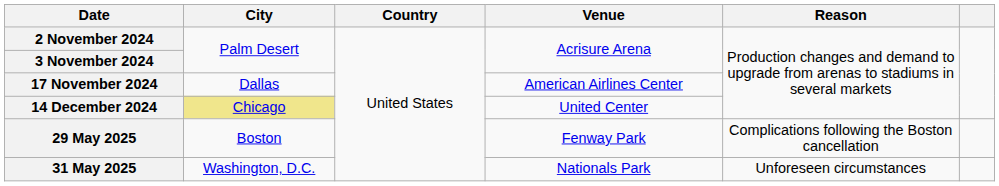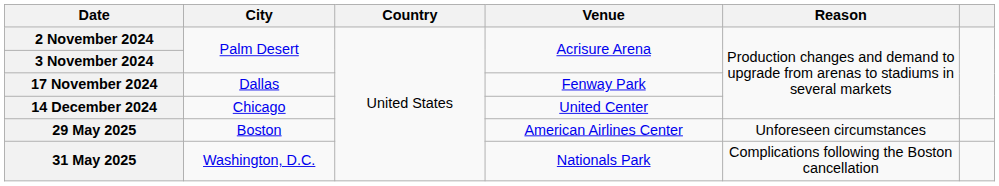(604, 84) American Airlines Center -> (604, 84) Fenway Park
(259, 107) khaki background -> (259, 107) no background
(604, 138) Fenway Park -> (604, 130) American Airlines Center
(841, 138) Complications following the Boston cancellation -> (841, 130) Unforeseen circumstances
(841, 169) Unforeseen circumstances -> (841, 161) Complications following the Boston cancellation
